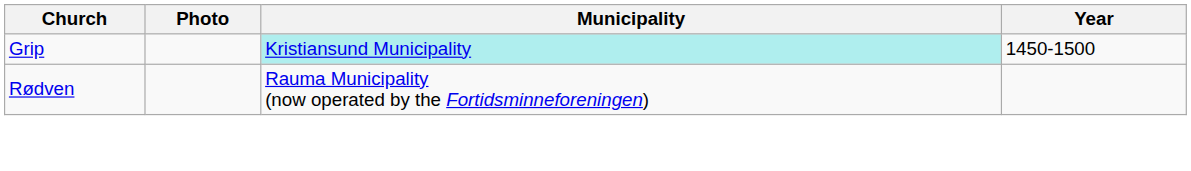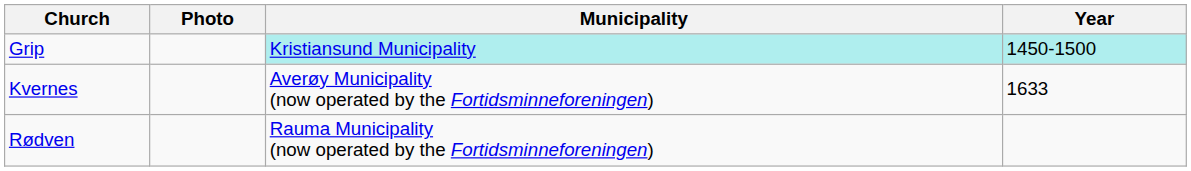(1050, 49) no background -> (1051, 49) paleturquoise background
+ row: (43, 89)
